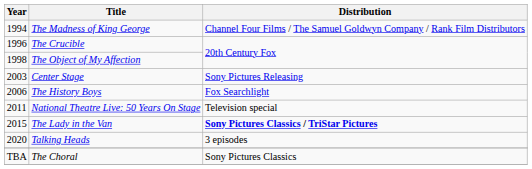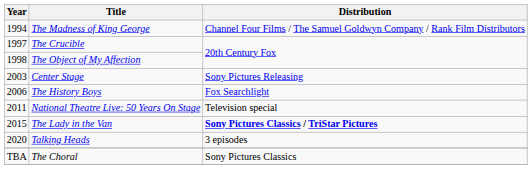(17, 44) 1996 -> (17, 44) 1997
